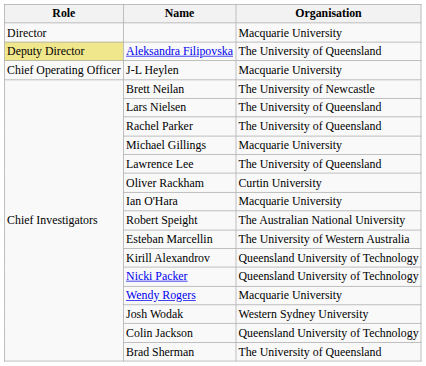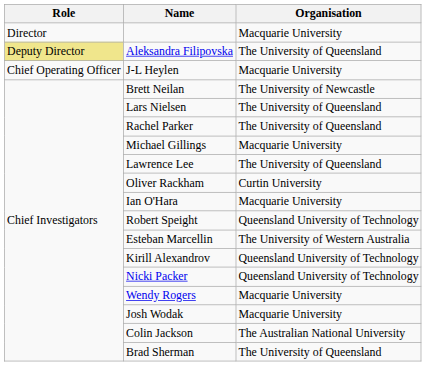(322, 220) The Australian National University -> (328, 220) Queensland University of Technology
(303, 314) Western Sydney University -> (290, 314) Macquarie University
(328, 333) Queensland University of Technology -> (322, 333) The Australian National University
